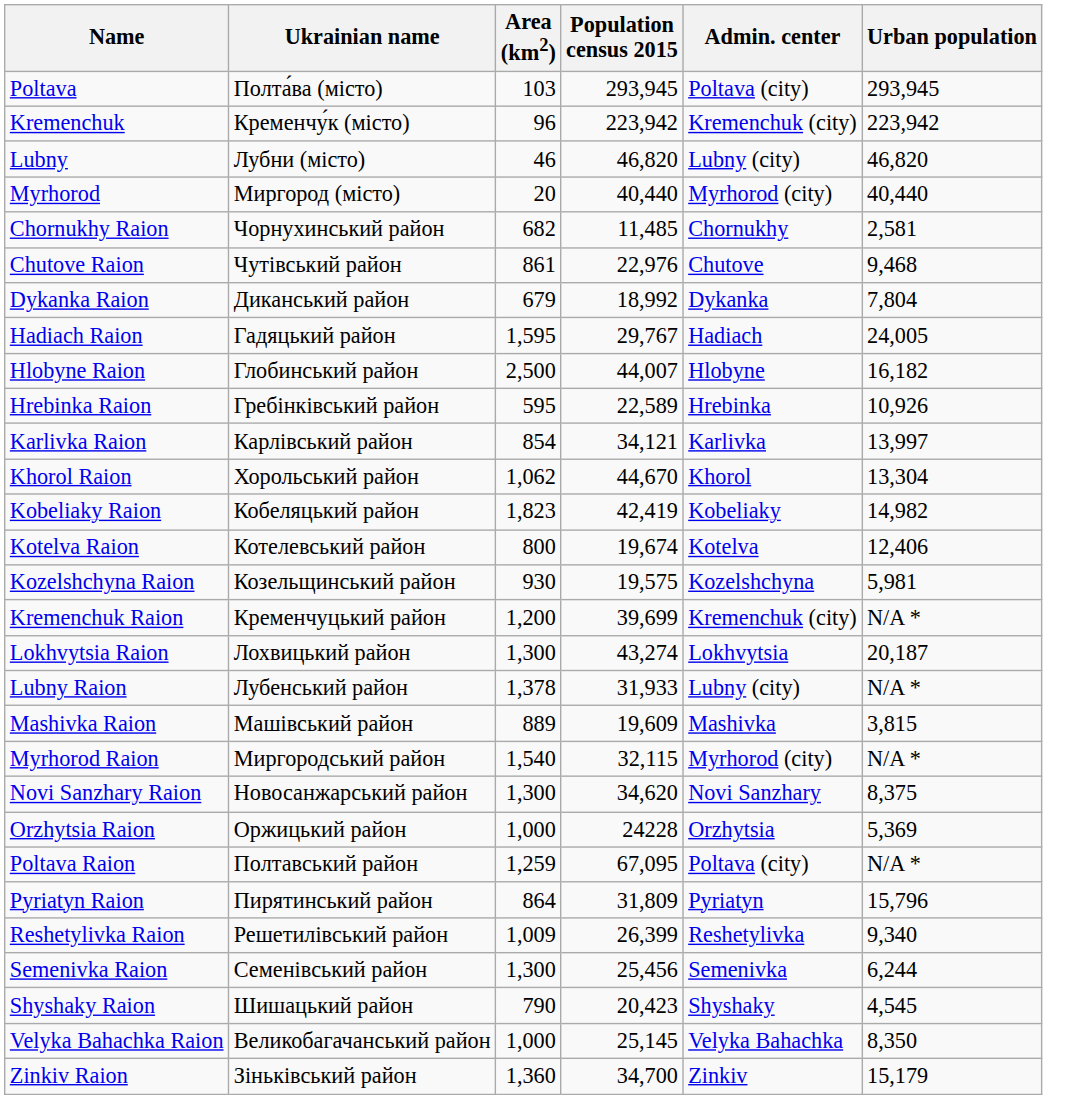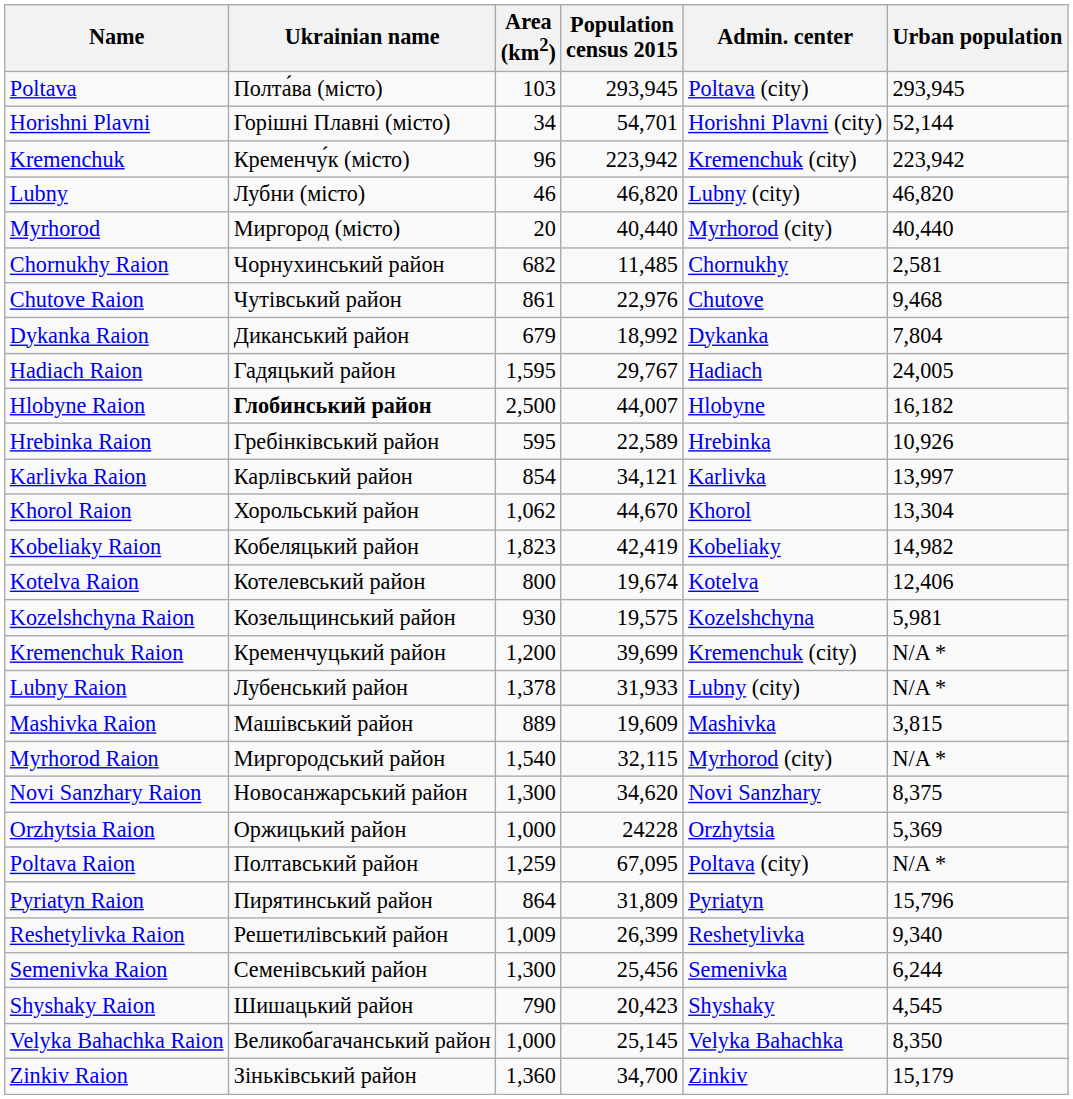+ row: (80, 123)
(326, 370) normal -> (333, 405) bold
- row: (89, 652)
